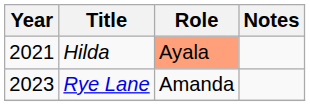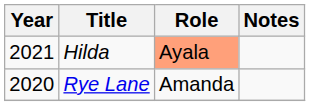(32, 84) 2023 -> (32, 84) 2020
